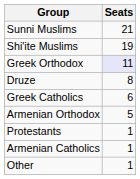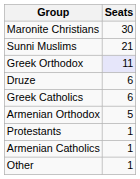+ row: (53, 30)
- row: (42, 47)
(130, 81) 8 -> (130, 81) 6
